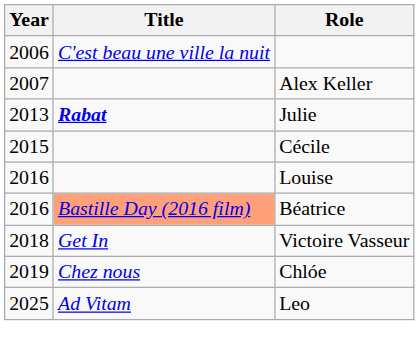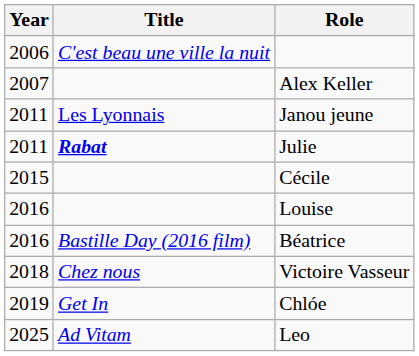+ row: (326, 114)
(29, 114) 2013 -> (29, 146) 2011
(154, 209) lightsalmon background -> (154, 240) no background
(83, 240) Get In -> (99, 271) Chez nous
(99, 271) Chez nous -> (83, 303) Get In
